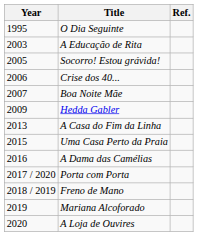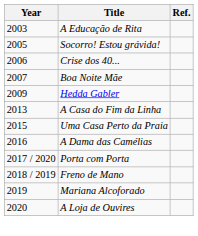- row: (92, 28)
